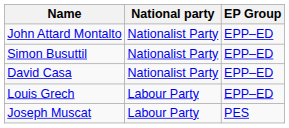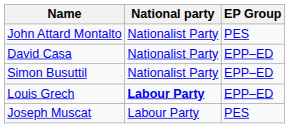(249, 34) EPP–ED -> (237, 34) PES
rows swapped: (47, 53) <-> (40, 73)
(163, 93) normal -> (166, 93) bold
